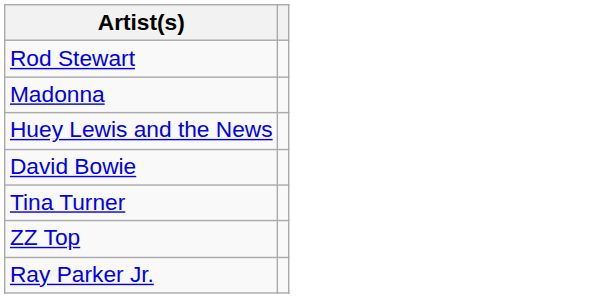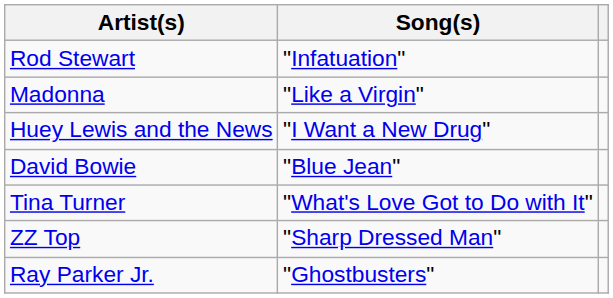+ column: (438, 22)
